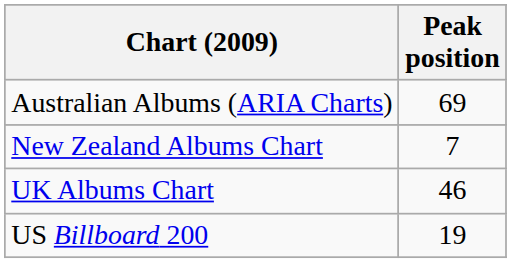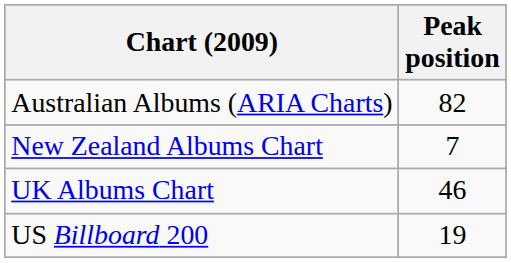(453, 102) 69 -> (453, 102) 82
